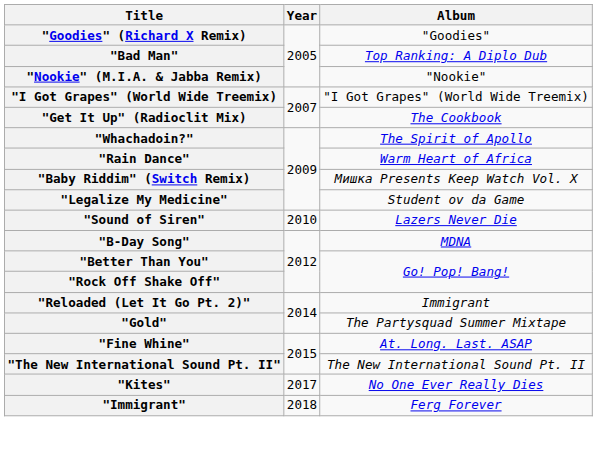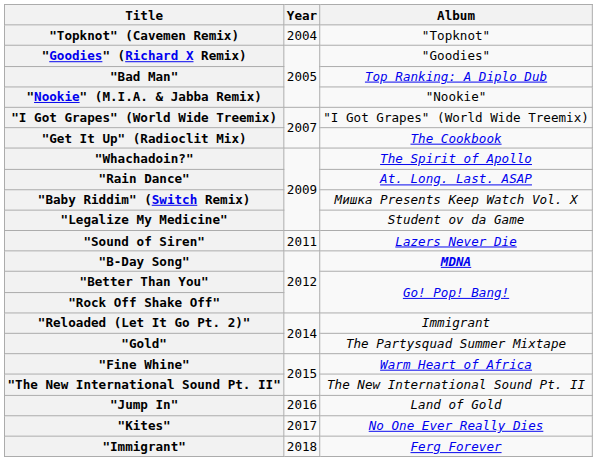+ row: (144, 35)
(456, 159) Warm Heart of Africa -> (456, 179) At. Long. Last. ASAP
(302, 220) 2010 -> (302, 241) 2011
(456, 241) normal -> (456, 261) bold
(456, 344) At. Long. Last. ASAP -> (456, 364) Warm Heart of Africa
+ row: (144, 405)
